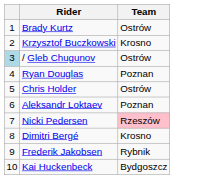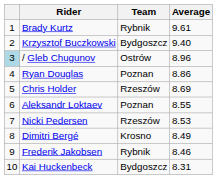+ column: (191, 12)
(136, 27) Ostrów -> (135, 27) Rybnik
(136, 43) Krosno -> (144, 43) Bydgoszcz
(136, 89) Ostrów -> (140, 89) Rzeszów
(140, 120) pink background -> (140, 120) no background
